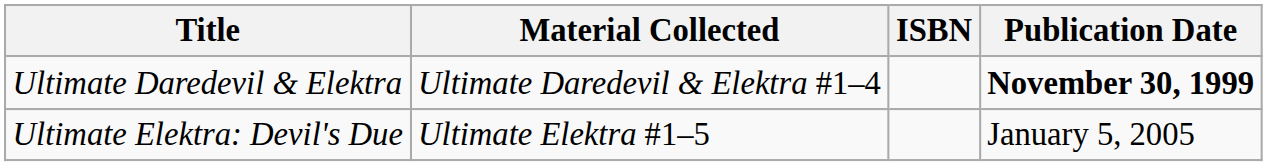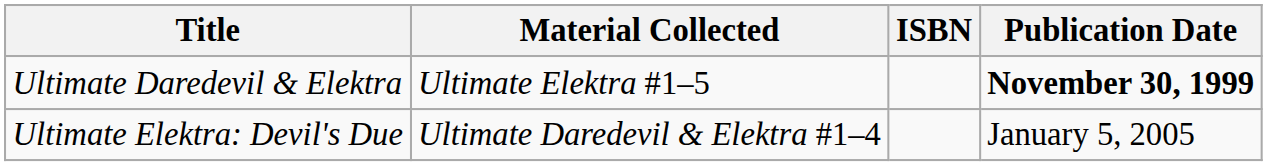(649, 82) Ultimate Daredevil & Elektra #1–4 -> (564, 82) Ultimate Elektra #1–5
(564, 133) Ultimate Elektra #1–5 -> (649, 133) Ultimate Daredevil & Elektra #1–4
